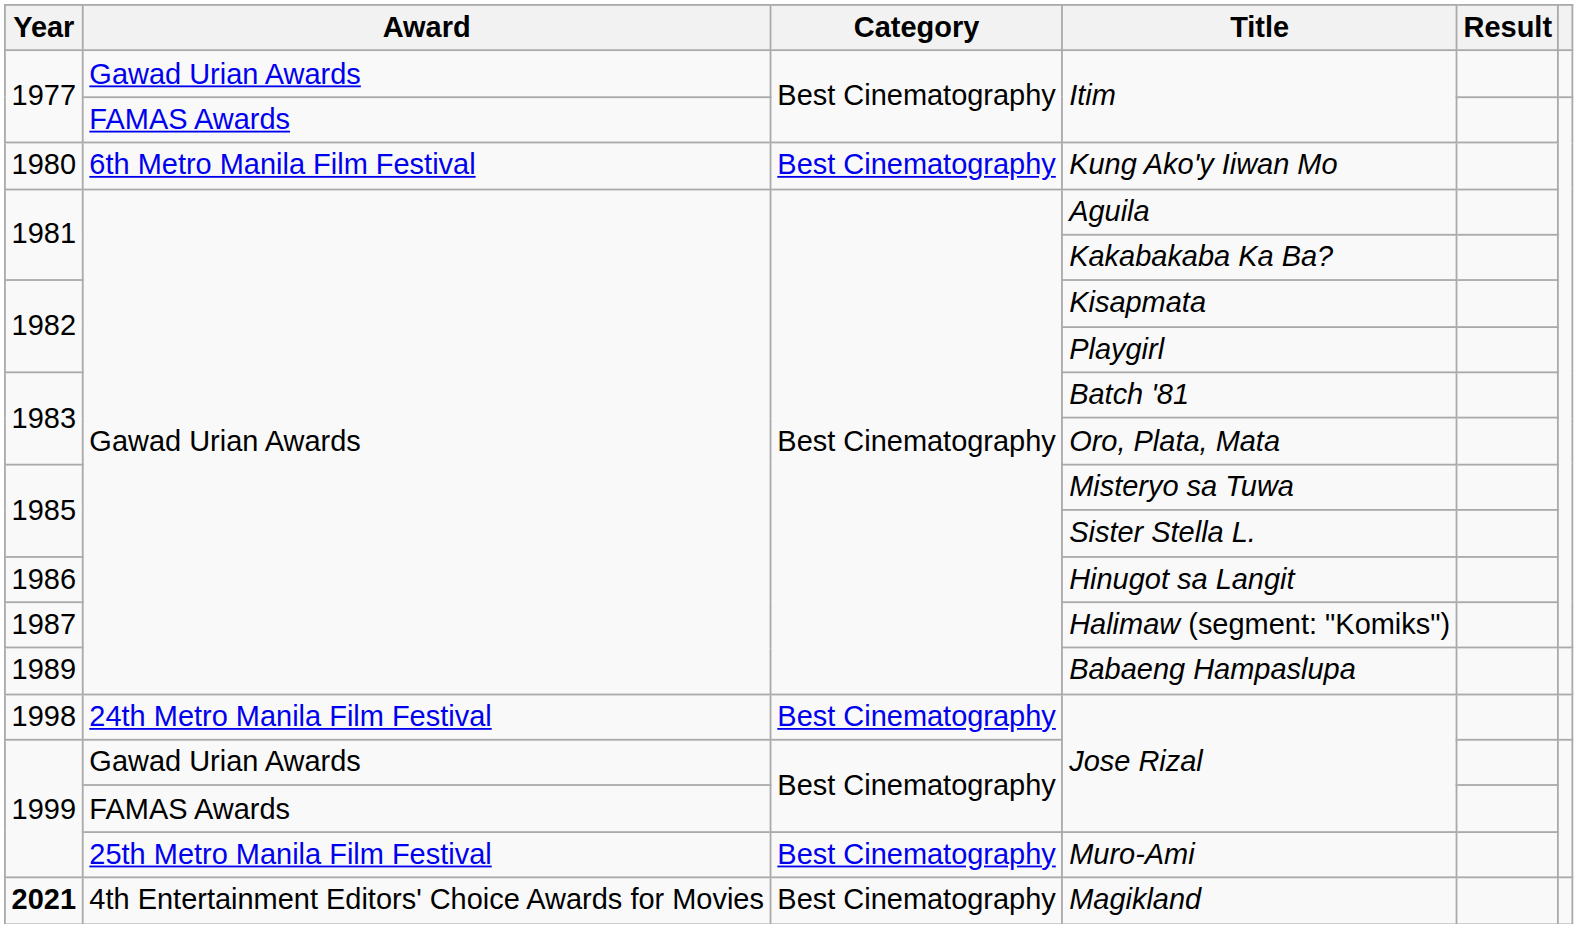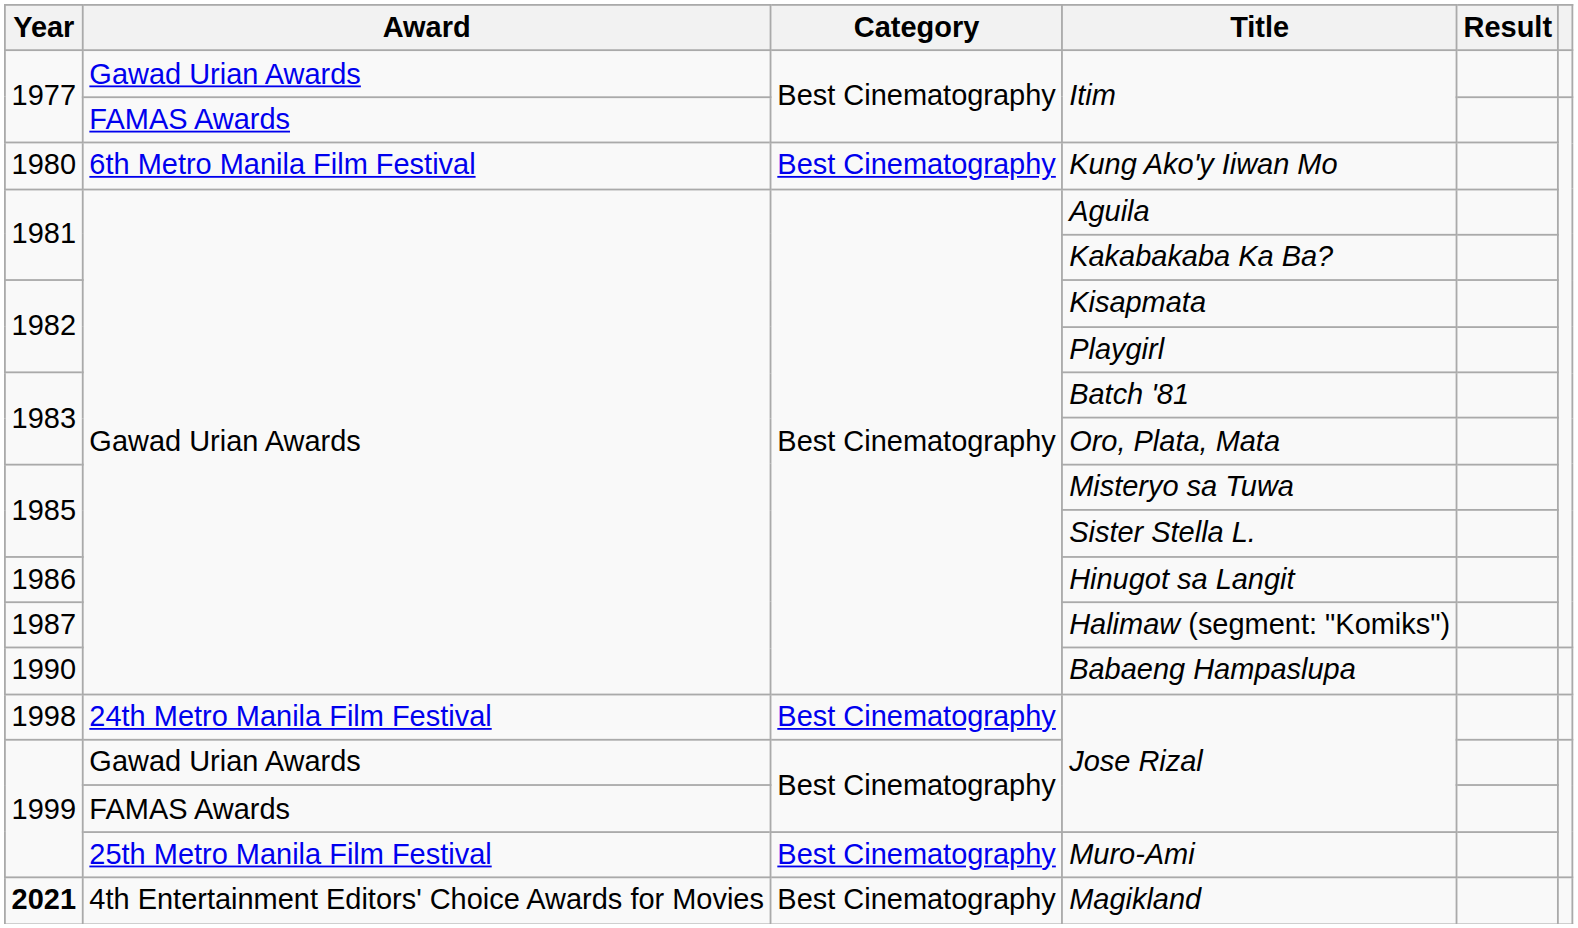(44, 670) 1989 -> (44, 670) 1990
